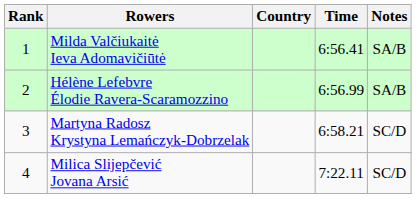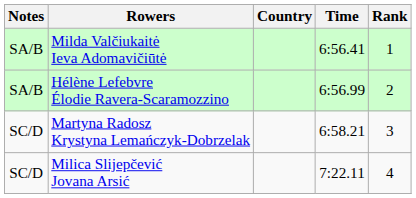columns swapped: (26, 16) <-> (389, 16)
